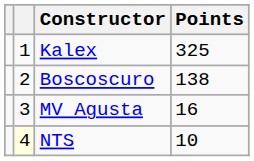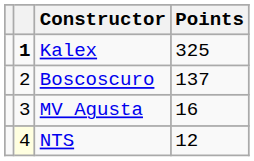(25, 50) normal -> (25, 50) bold
(192, 80) 138 -> (192, 80) 137
(187, 140) 10 -> (187, 140) 12
